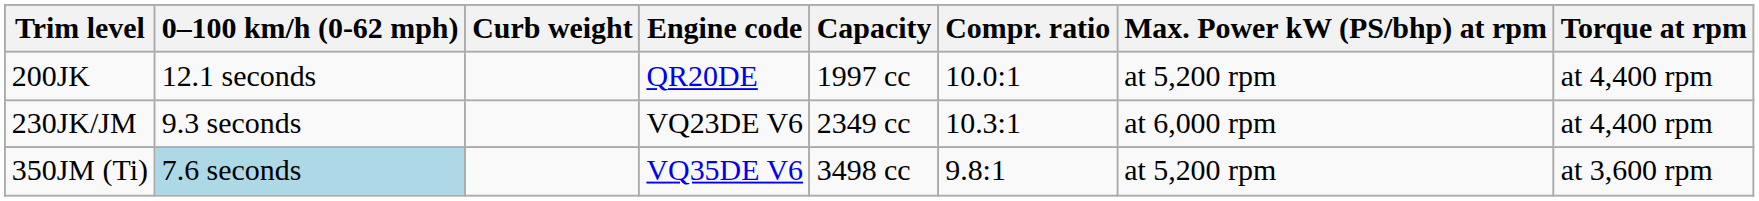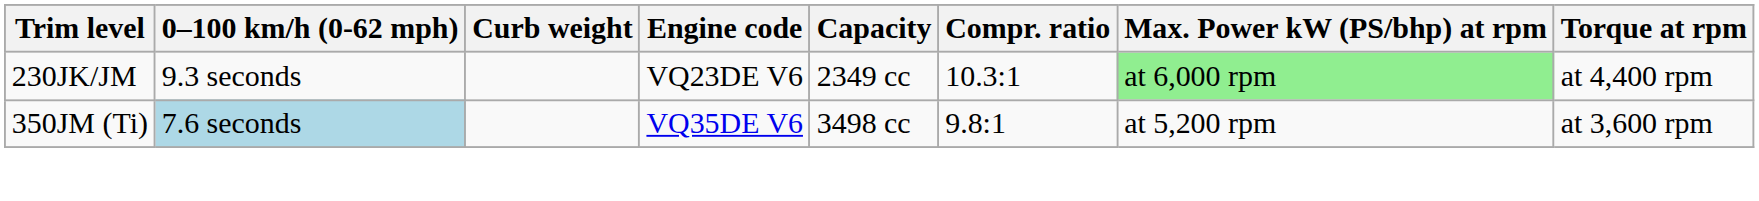- row: (51, 75)
(1200, 123) no background -> (1200, 75) lightgreen background
